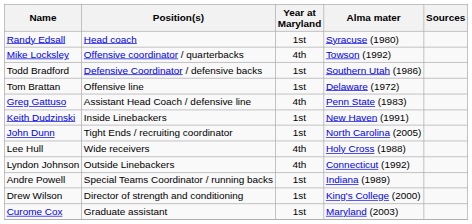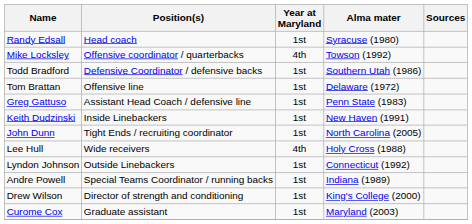(299, 102) 4th -> (299, 102) 1st
(299, 165) 4th -> (299, 165) 1st
